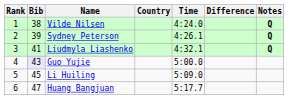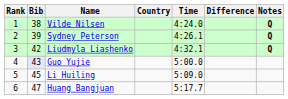(36, 50) 41 -> (36, 50) 42
